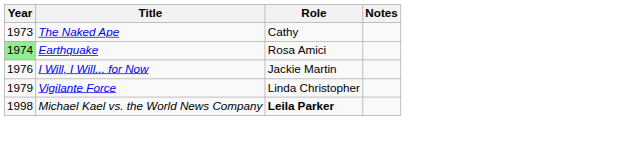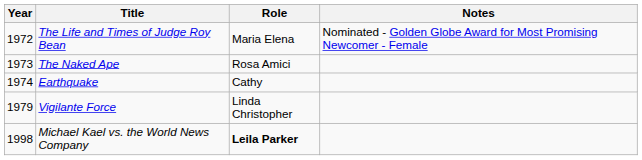+ row: (124, 38)
(283, 32) Cathy -> (261, 63) Rosa Amici
(20, 50) lightgreen background -> (20, 82) no background
(297, 50) Rosa Amici -> (247, 82) Cathy
- row: (93, 69)
